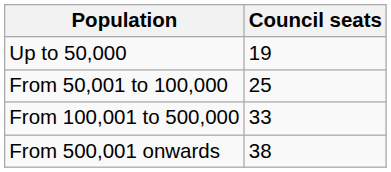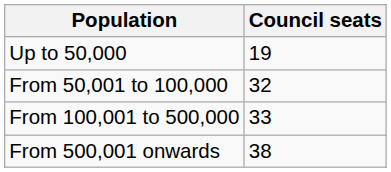(260, 85) 25 -> (260, 85) 32
